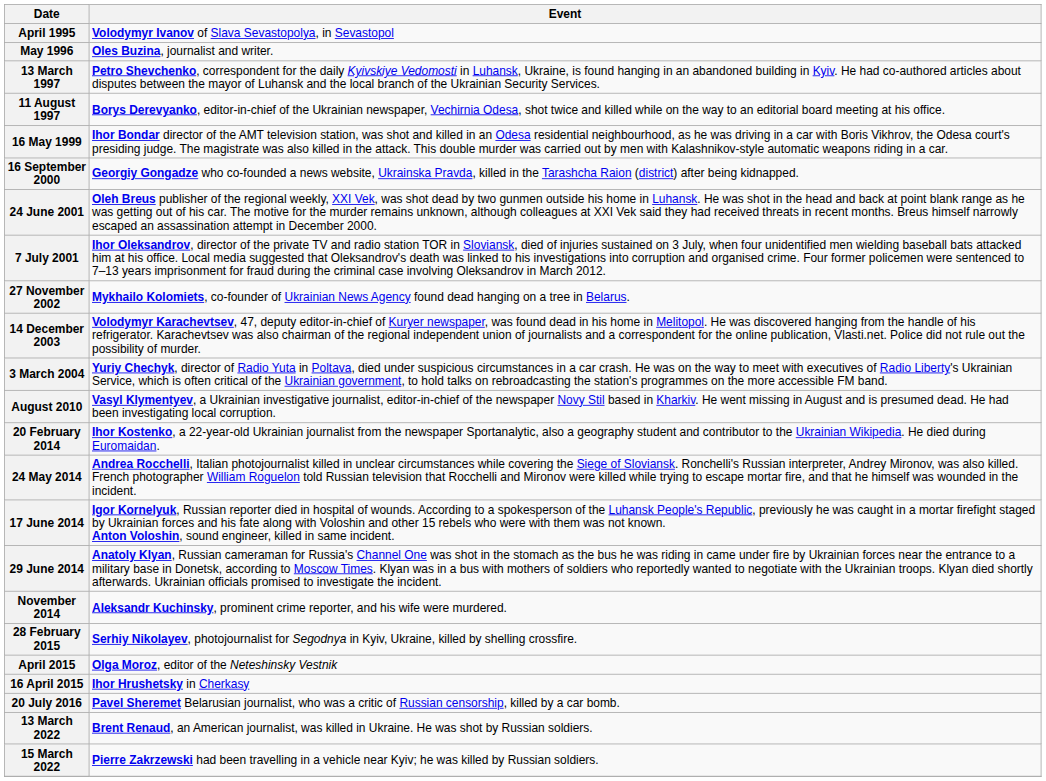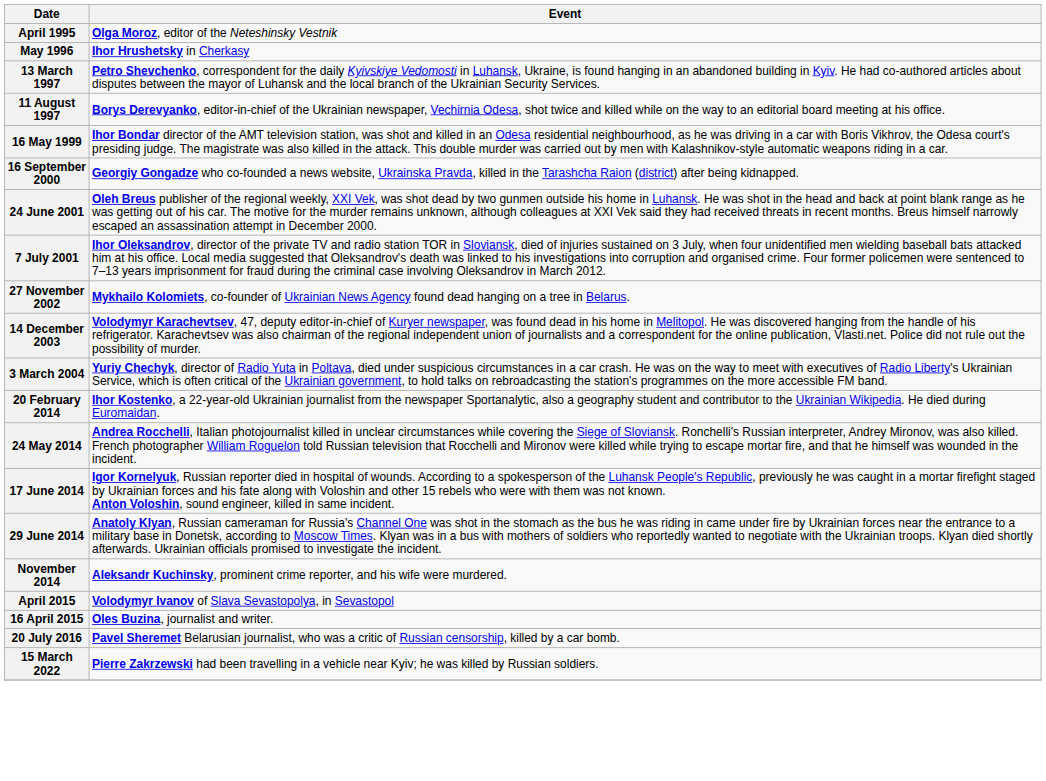(243, 33) Volodymyr Ivanov of Slava Sevastopolya, in Sevastopol -> (215, 33) Olga Moroz, editor of the Neteshinsky Vestnik
(183, 52) Oles Buzina, journalist and writer. -> (171, 52) Ihor Hrushetsky in Cherkasy
- row: (47, 407)
- row: (47, 640)
(215, 665) Olga Moroz, editor of the Neteshinsky Vestnik -> (243, 601) Volodymyr Ivanov of Slava Sevastopolya, in Sevastopol
(171, 684) Ihor Hrushetsky in Cherkasy -> (183, 620) Oles Buzina, journalist and writer.
- row: (47, 728)
